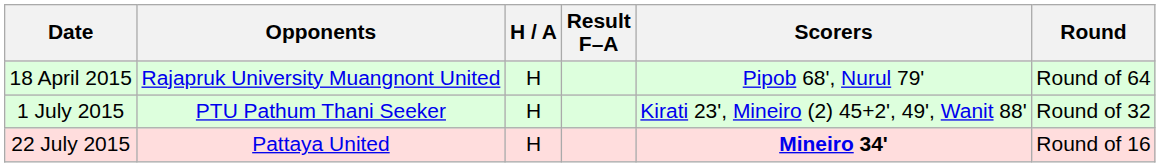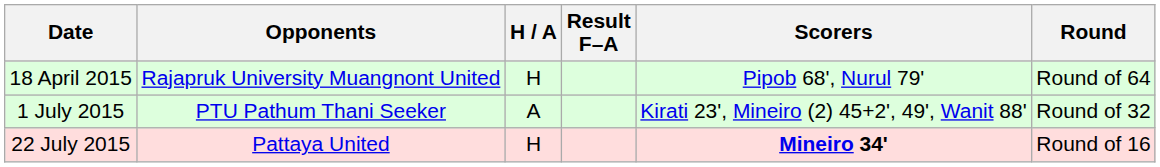(533, 111) H -> (533, 111) A
